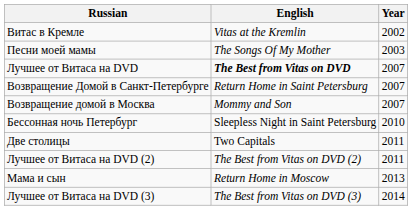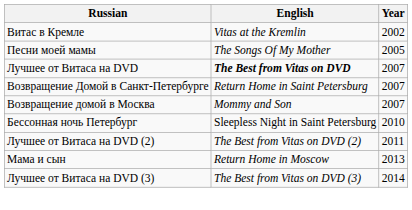(393, 50) 2003 -> (393, 50) 2005
- row: (38, 141)
